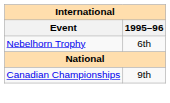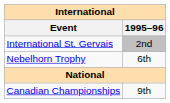+ row: (60, 43)
